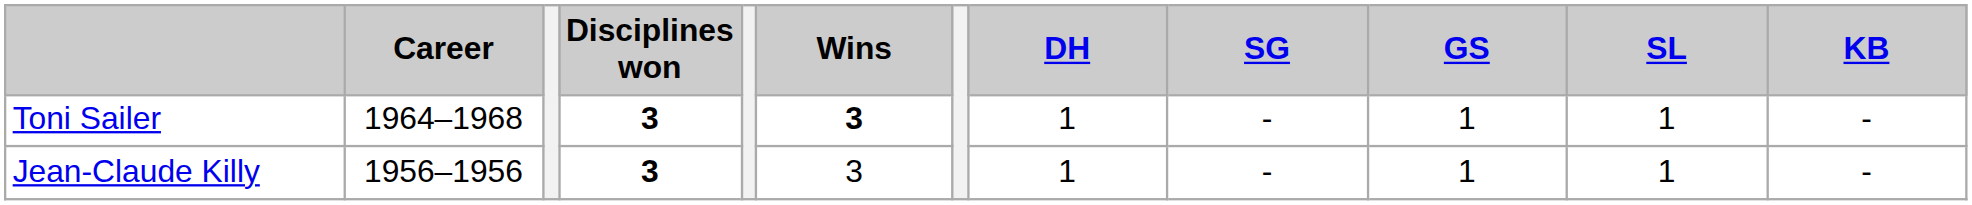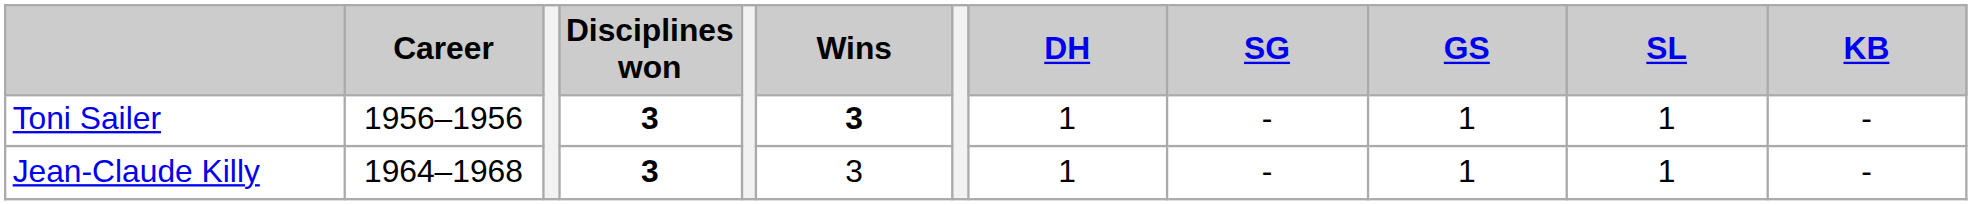(443, 119) 1964–1968 -> (443, 119) 1956–1956
(443, 171) 1956–1956 -> (443, 171) 1964–1968
